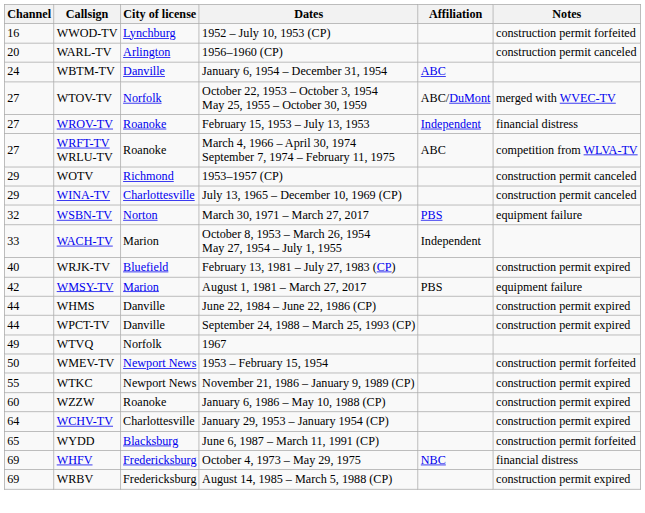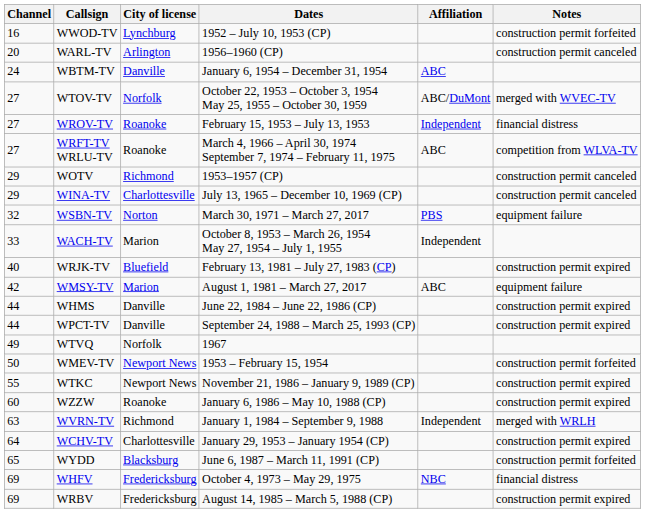(432, 286) PBS -> (433, 286) ABC
+ row: (85, 421)
